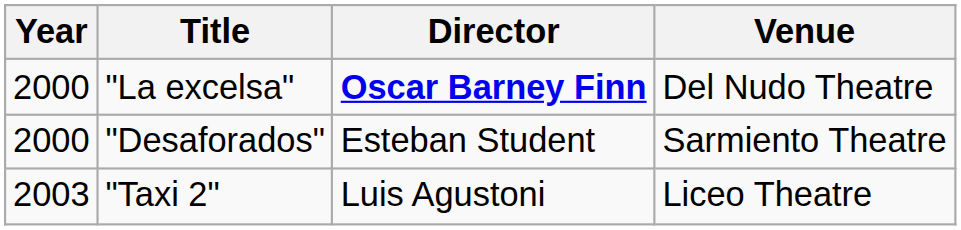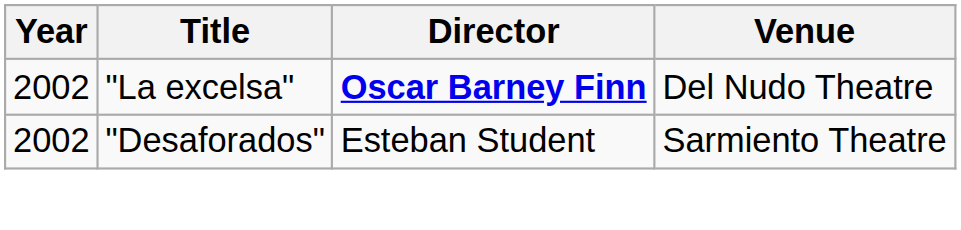(51, 86) 2000 -> (51, 86) 2002
(51, 140) 2000 -> (51, 140) 2002
- row: (163, 195)
